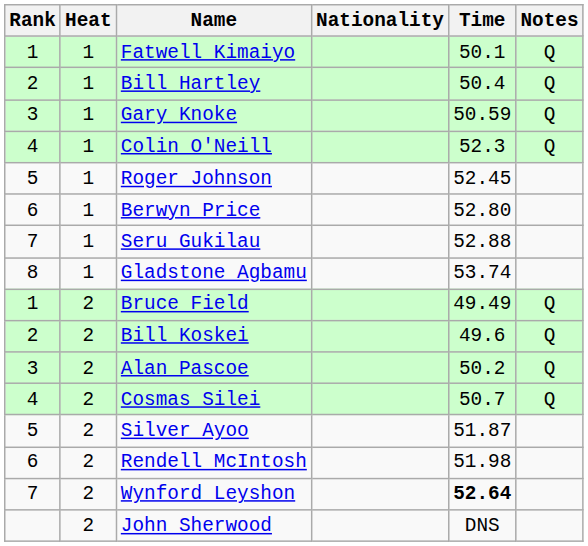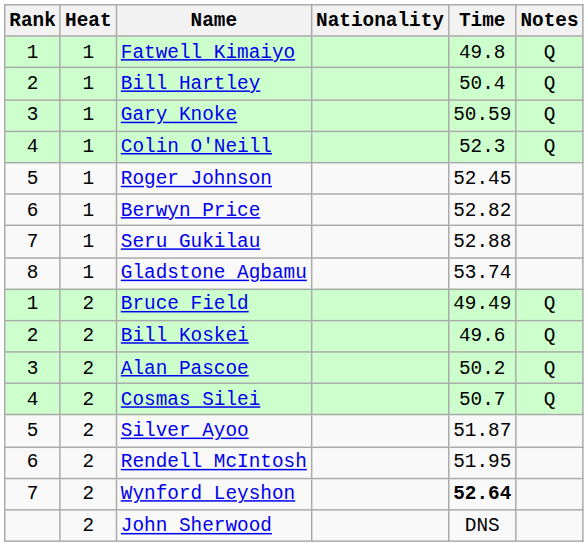(482, 52) 50.1 -> (482, 52) 49.8
(482, 210) 52.80 -> (482, 210) 52.82
(482, 463) 51.98 -> (482, 463) 51.95
